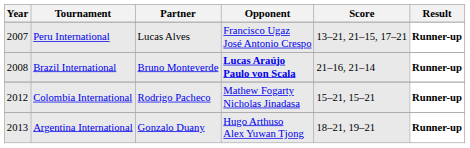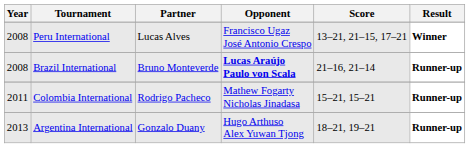(18, 37) 2007 -> (18, 37) 2008
(437, 37) Runner-up -> (429, 37) Winner
(18, 97) 2012 -> (18, 97) 2011
